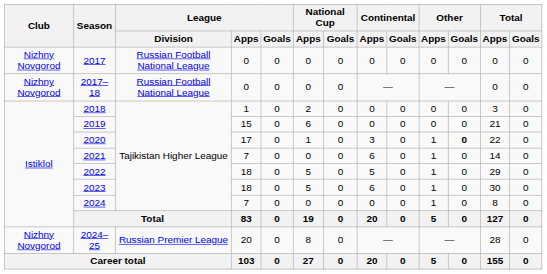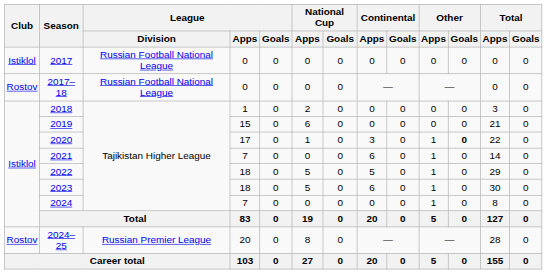(39, 60) Nizhny Novgorod -> (22, 60) Istiklol
(39, 87) Nizhny Novgorod -> (22, 87) Rostov
(39, 240) Nizhny Novgorod -> (22, 240) Rostov
